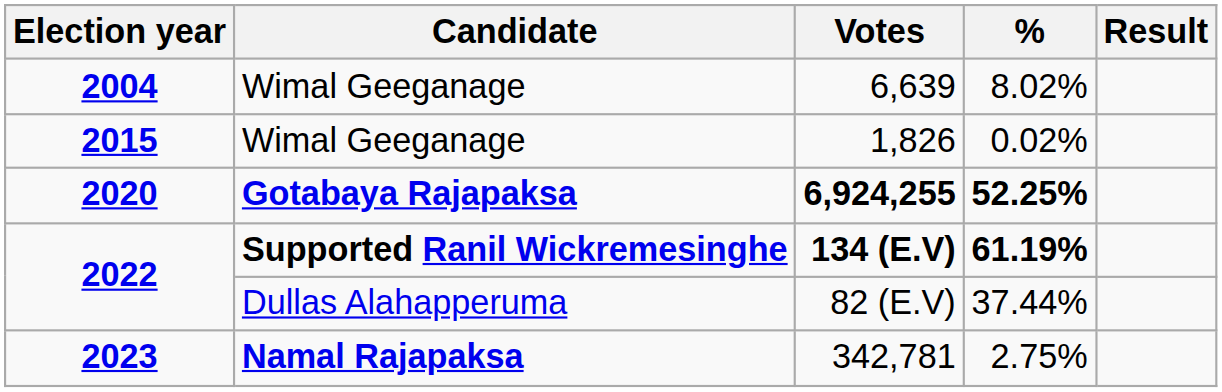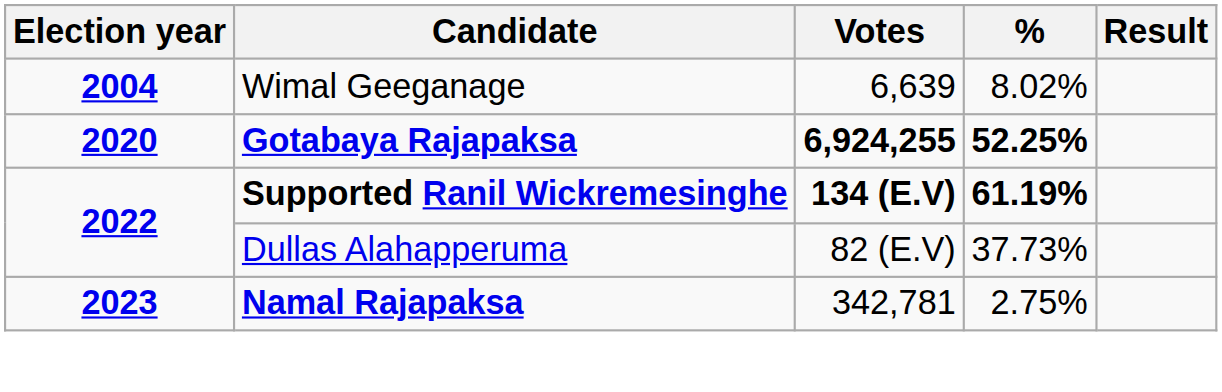- row: (913, 140)
(1030, 303) 37.44% -> (1030, 248) 37.73%
